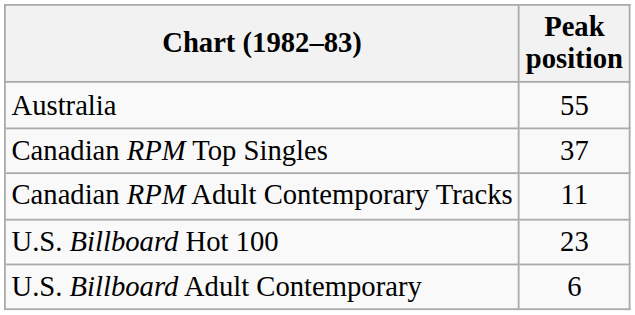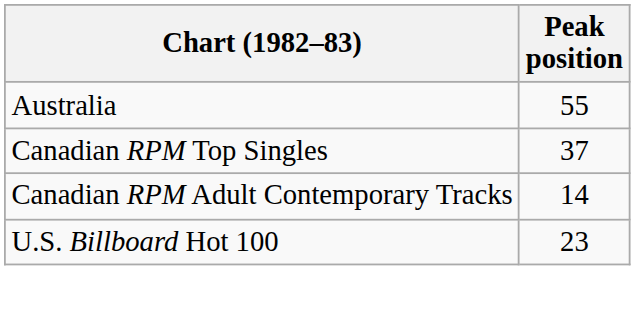(574, 195) 11 -> (574, 195) 14
- row: (217, 286)
